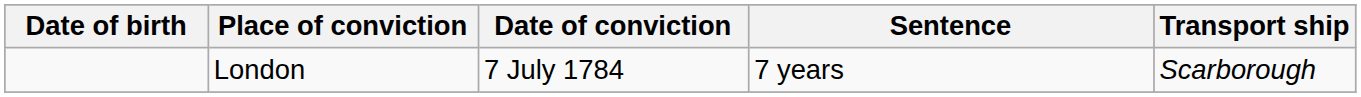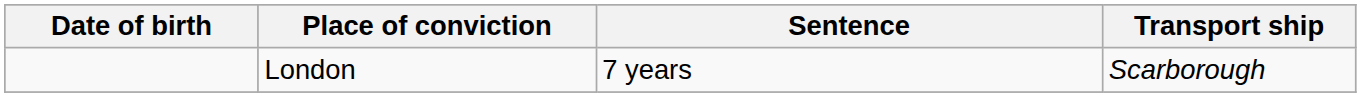- column: (613, 26)
